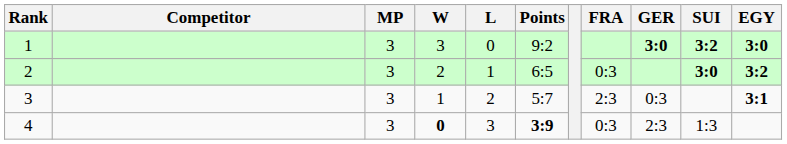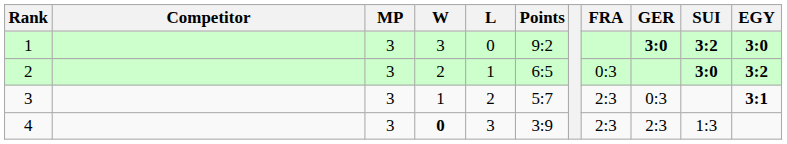(542, 125) bold -> (542, 125) normal
(606, 125) 0:3 -> (606, 125) 2:3
